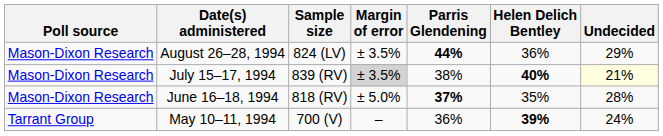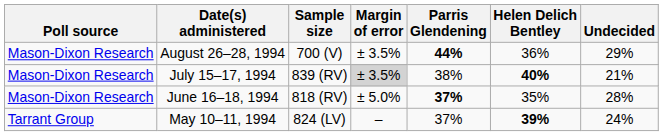(319, 53) 824 (LV) -> (319, 53) 700 (V)
(619, 76) lightyellow background -> (619, 76) no background
(319, 120) 700 (V) -> (319, 120) 824 (LV)
(448, 120) 36% -> (448, 120) 37%
